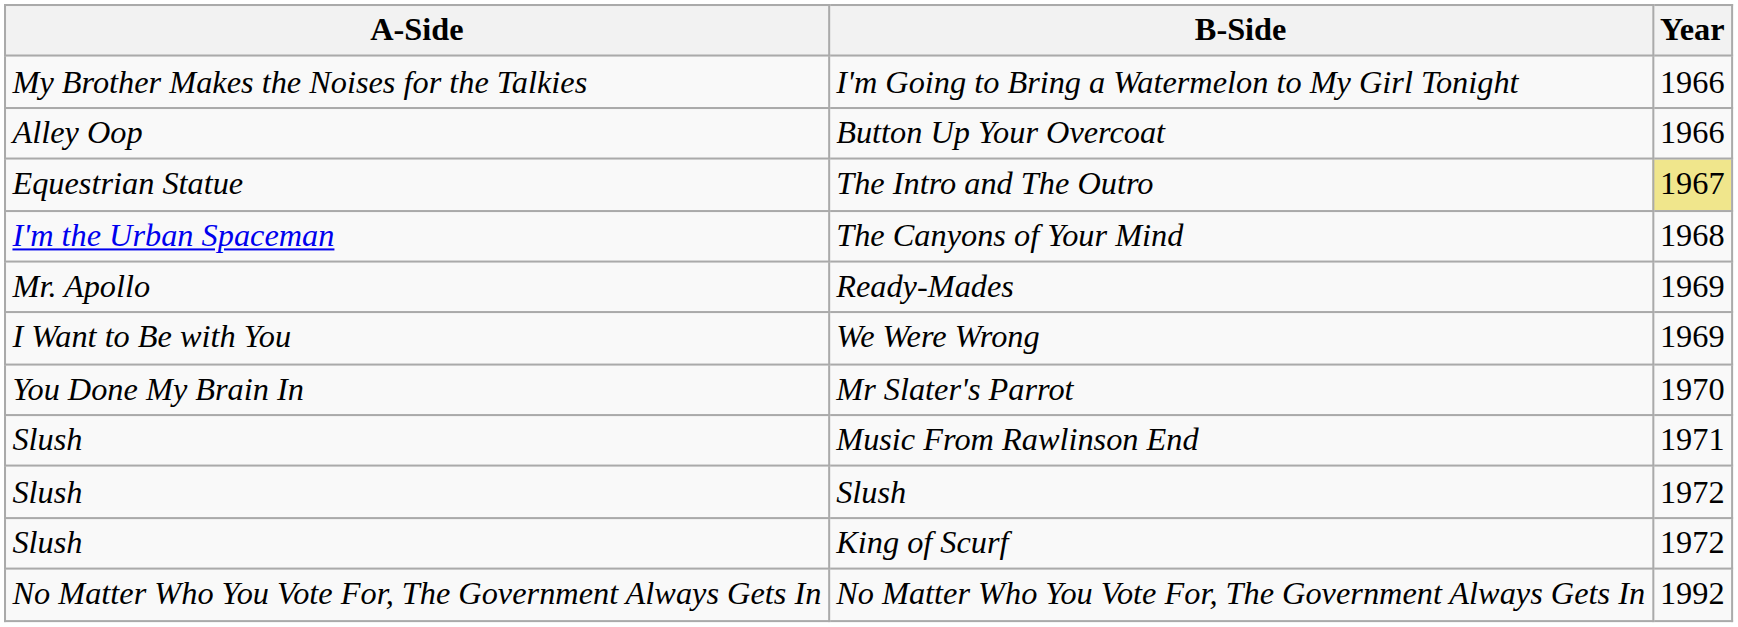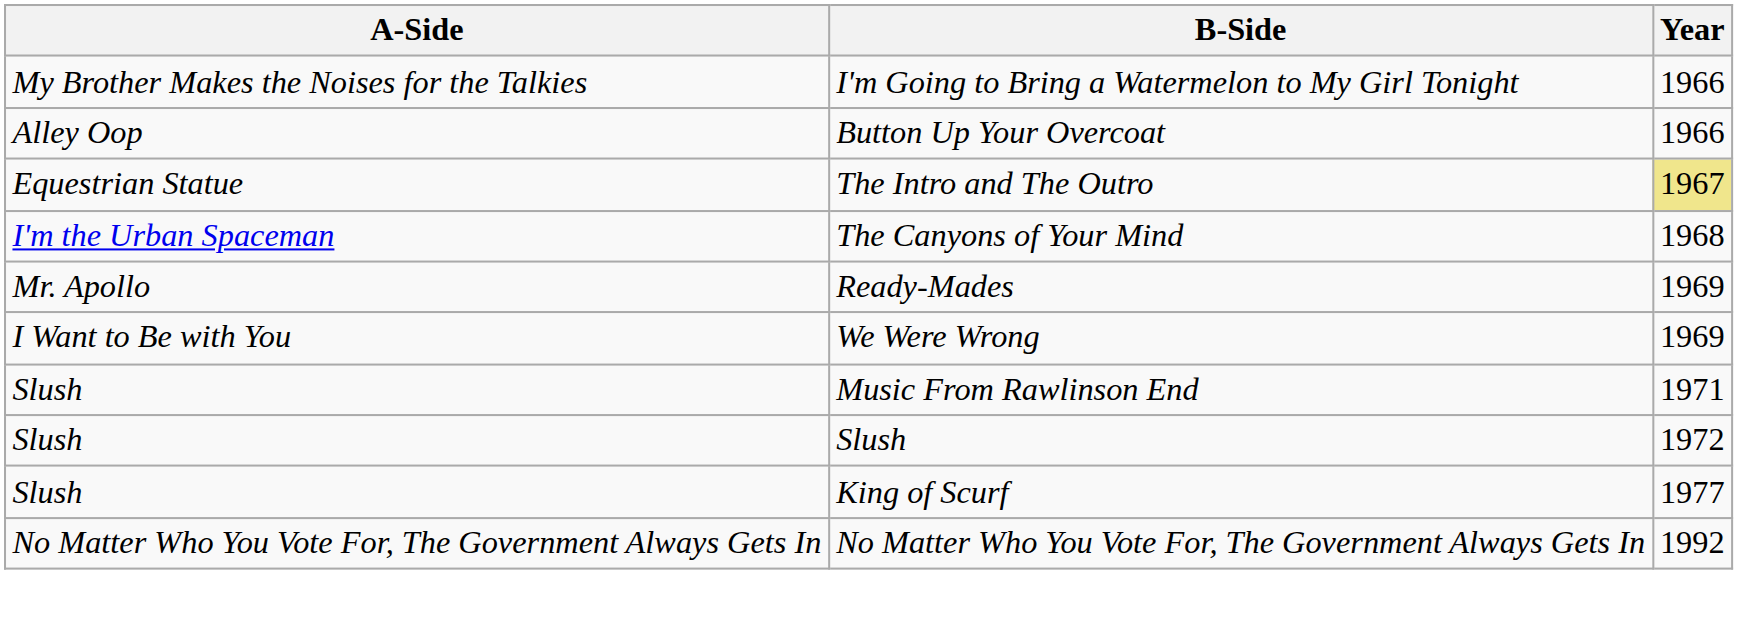- row: (955, 388)
(1692, 542) 1972 -> (1692, 491) 1977
